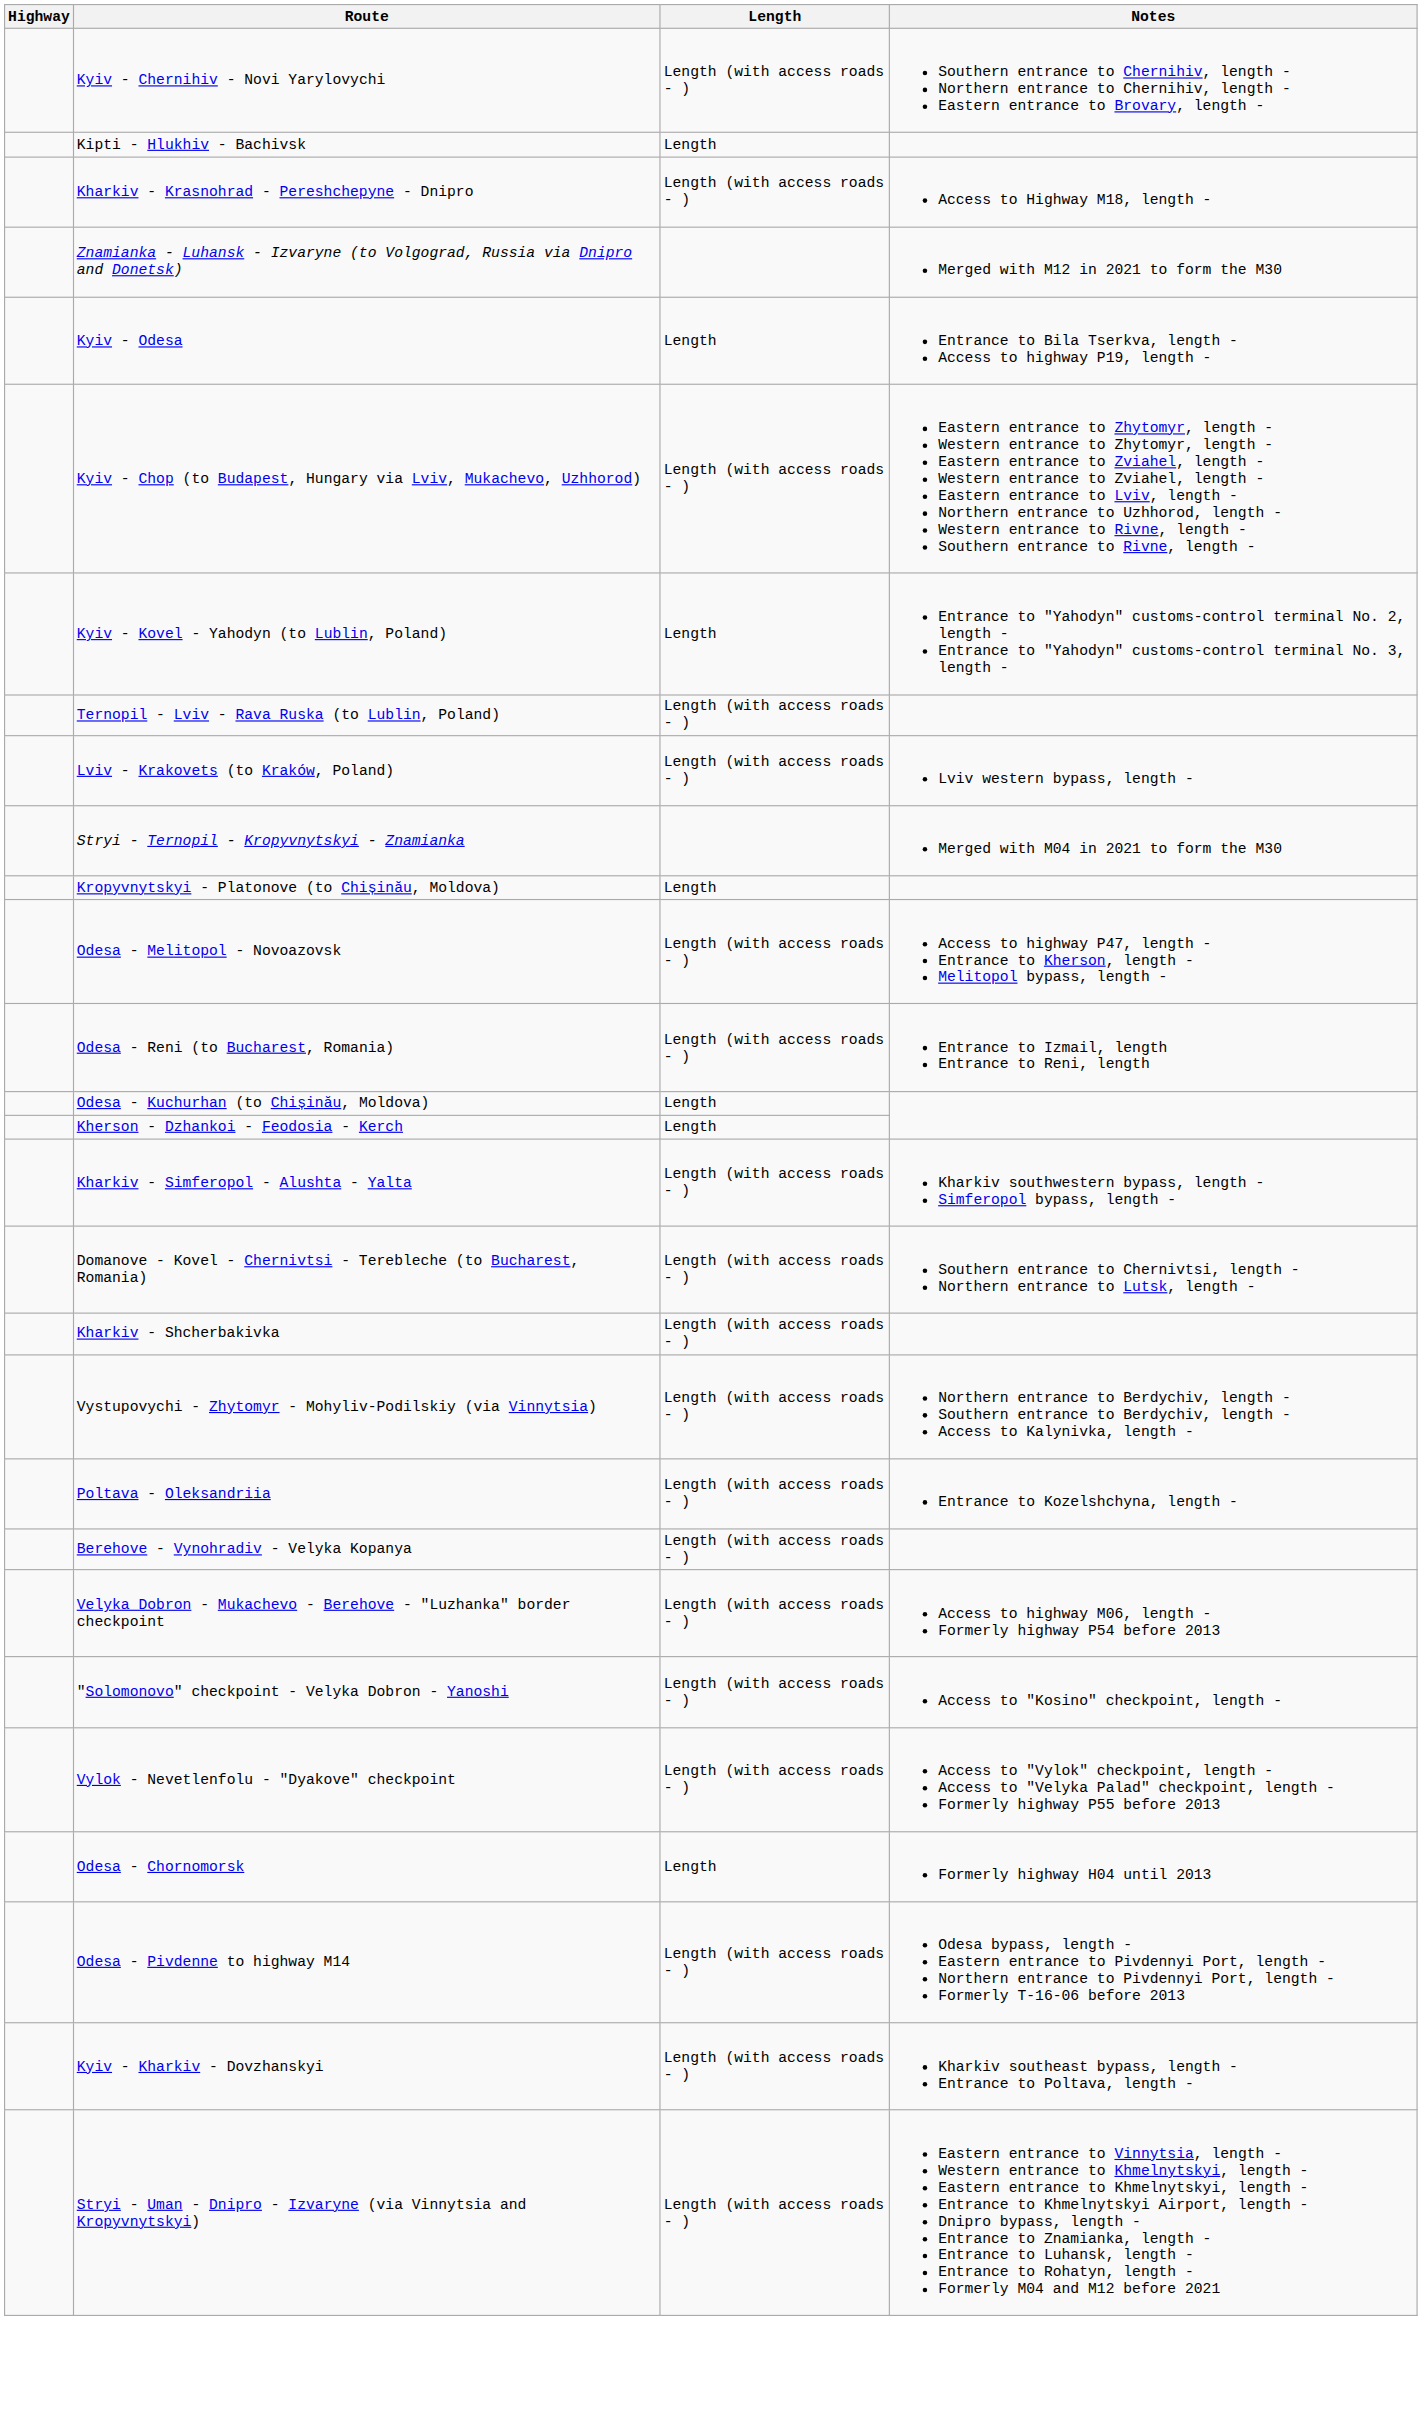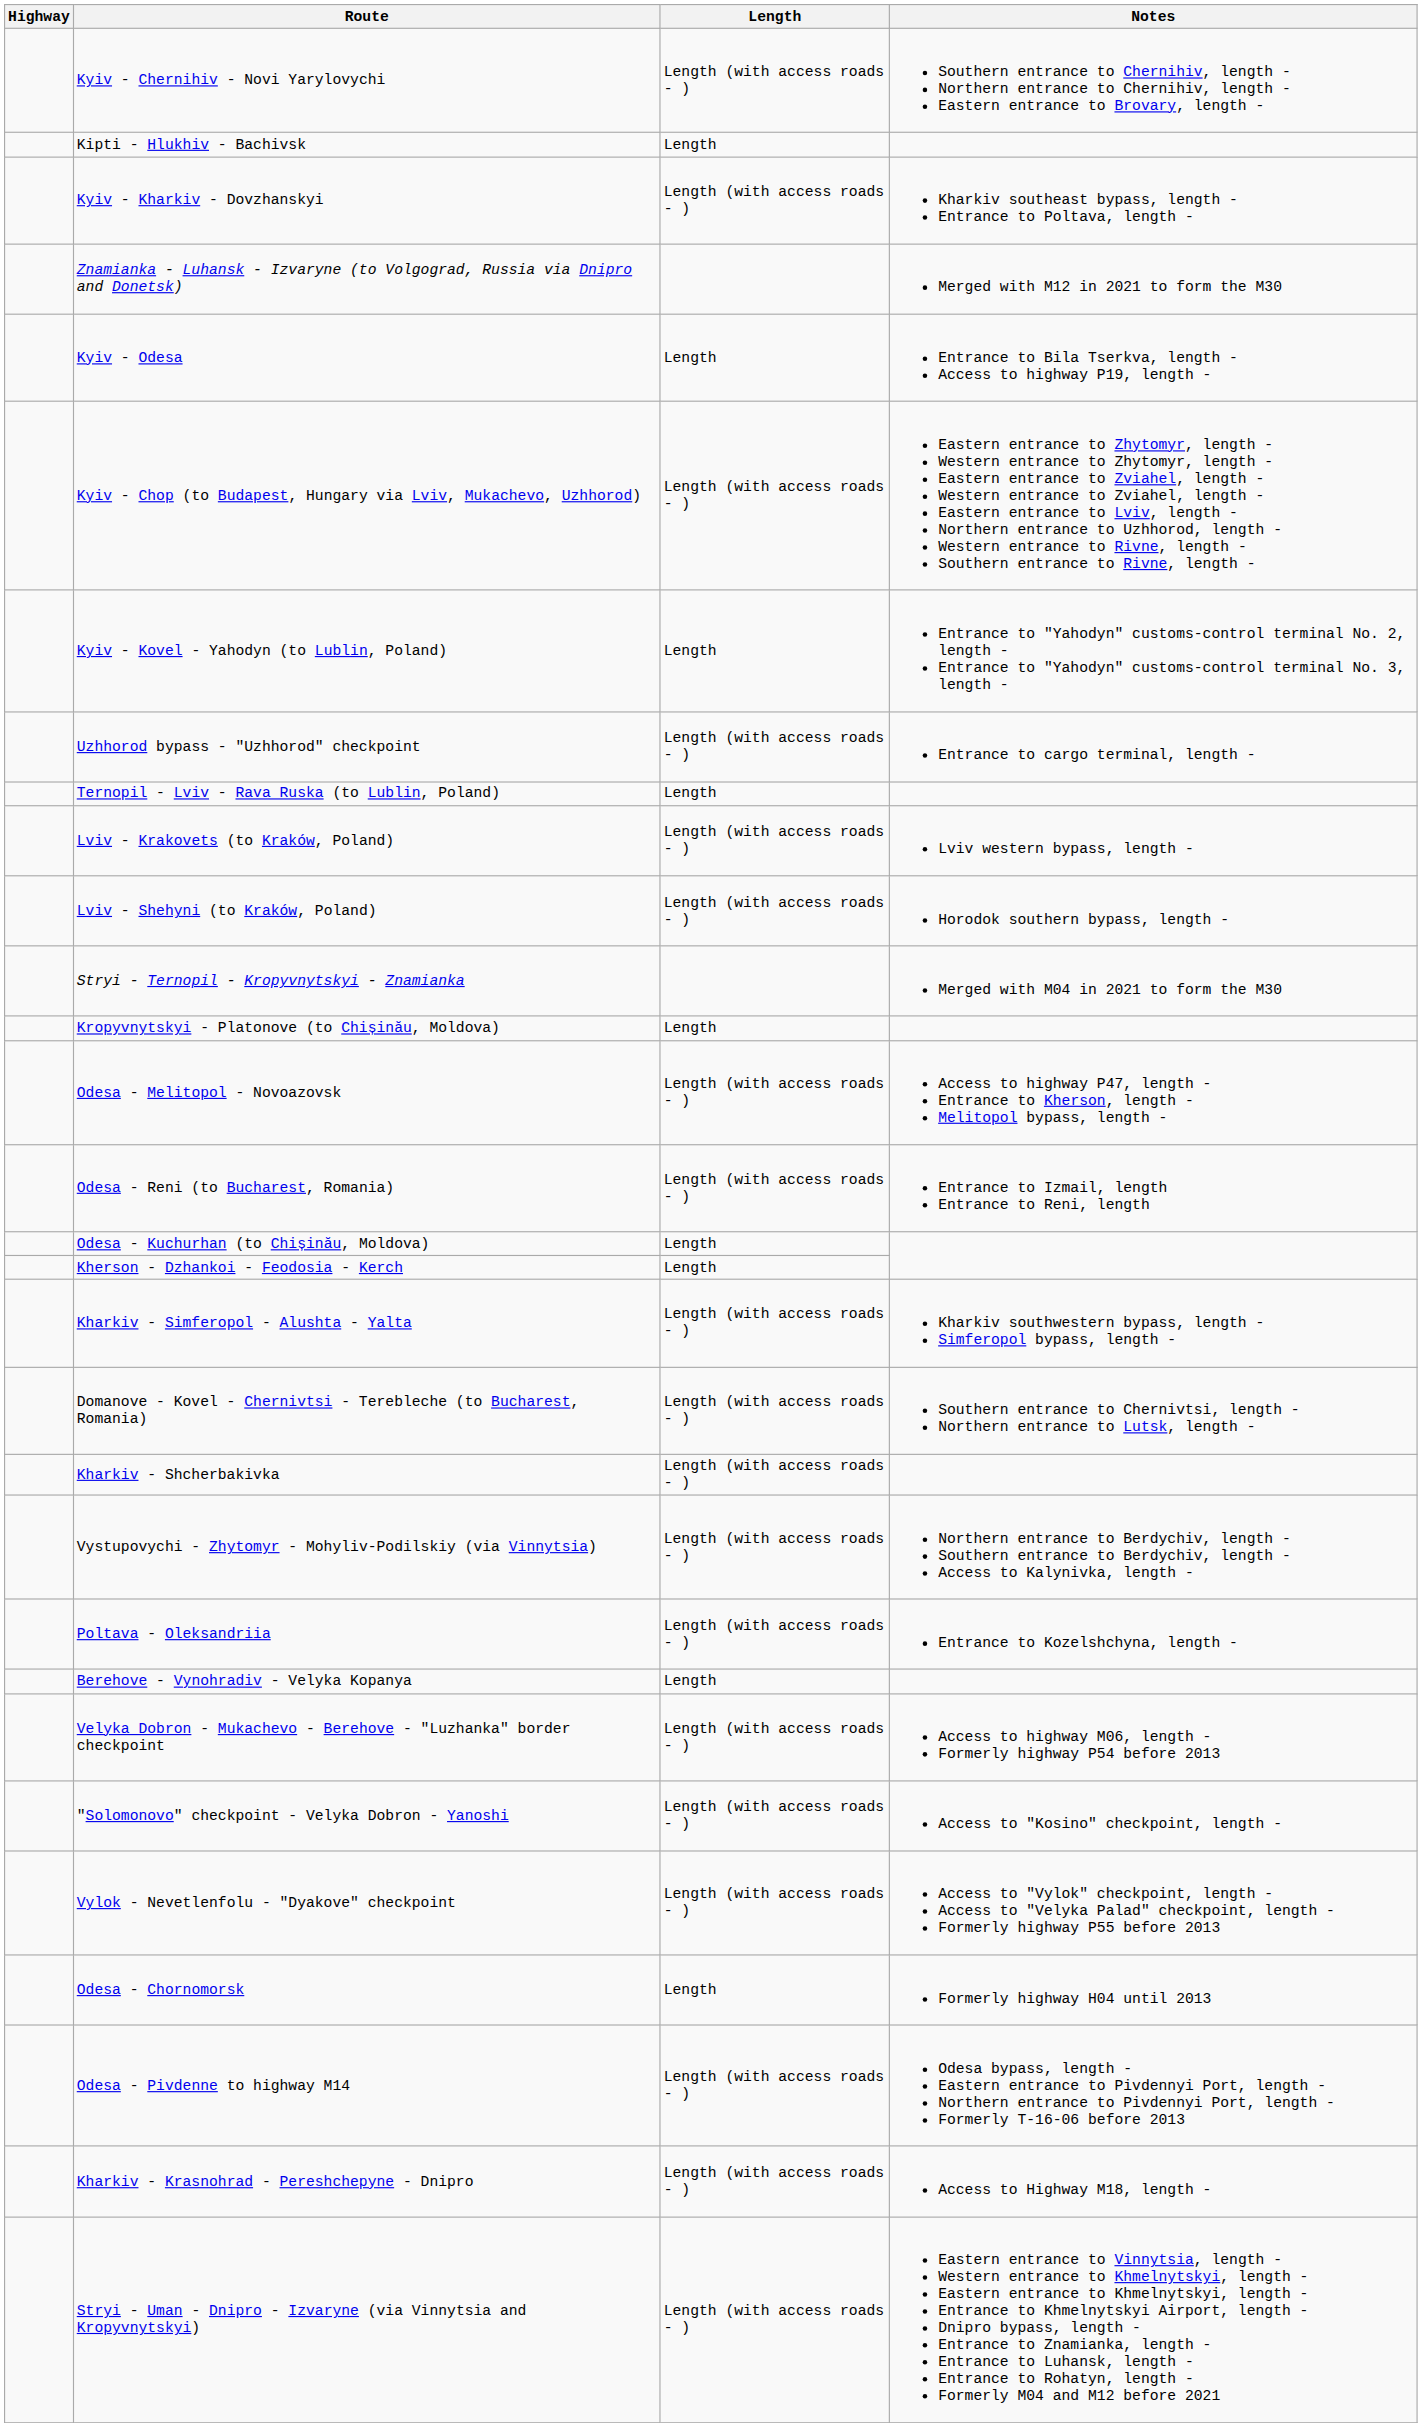rows swapped: (200, 2066) <-> (275, 192)
+ row: (249, 747)
(774, 715) Length (with access roads - ) -> (690, 794) Length
+ row: (227, 911)
(774, 1549) Length (with access roads - ) -> (690, 1681) Length
